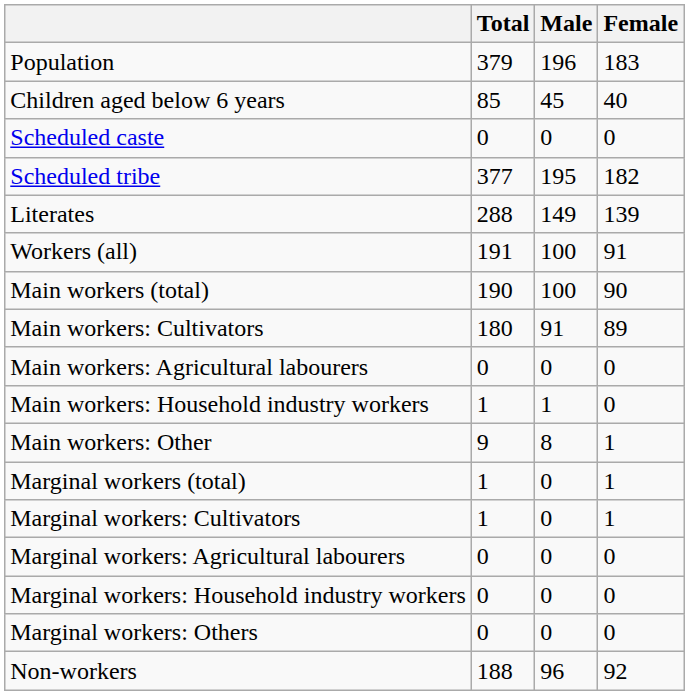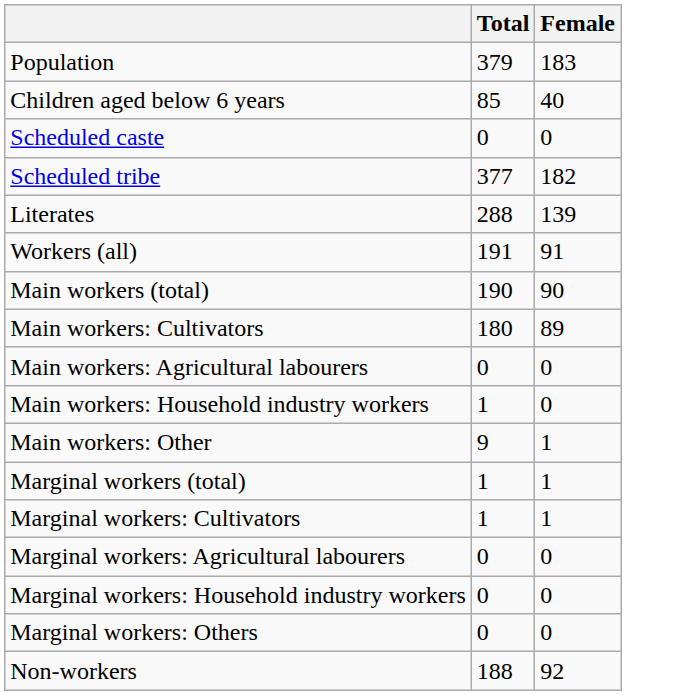- column: (566, 23)
